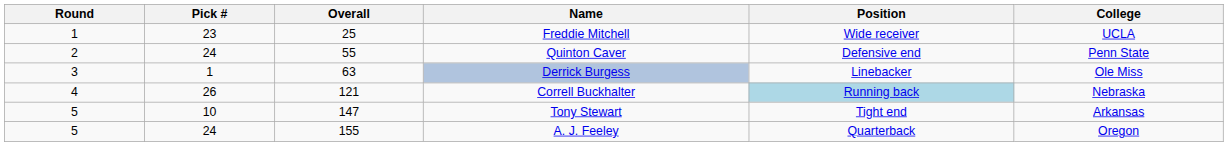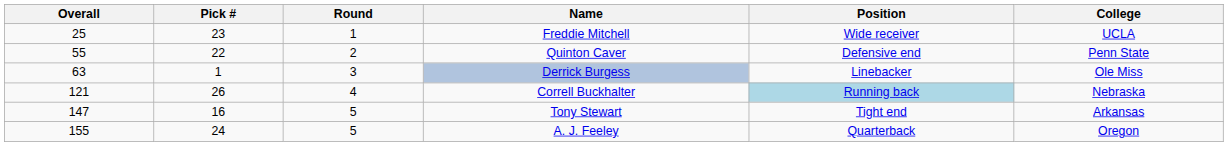columns swapped: (75, 14) <-> (349, 14)
(210, 53) 24 -> (218, 53) 22
(210, 111) 10 -> (218, 111) 16
